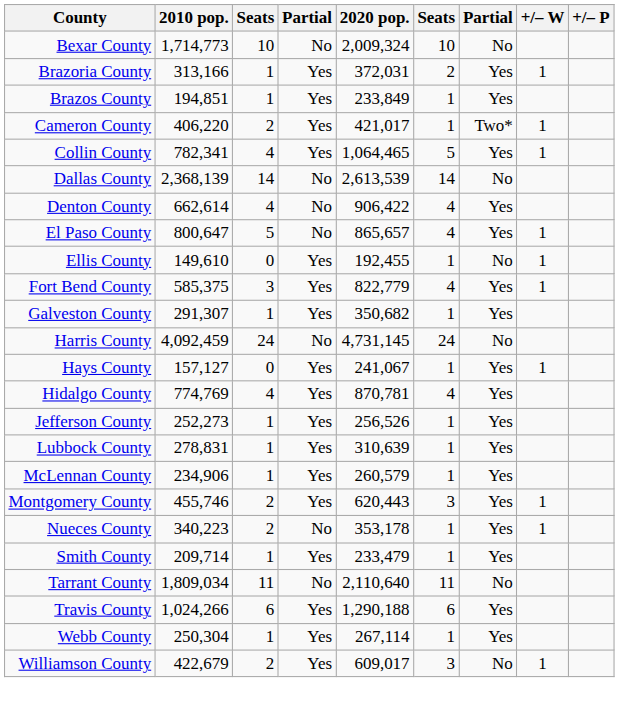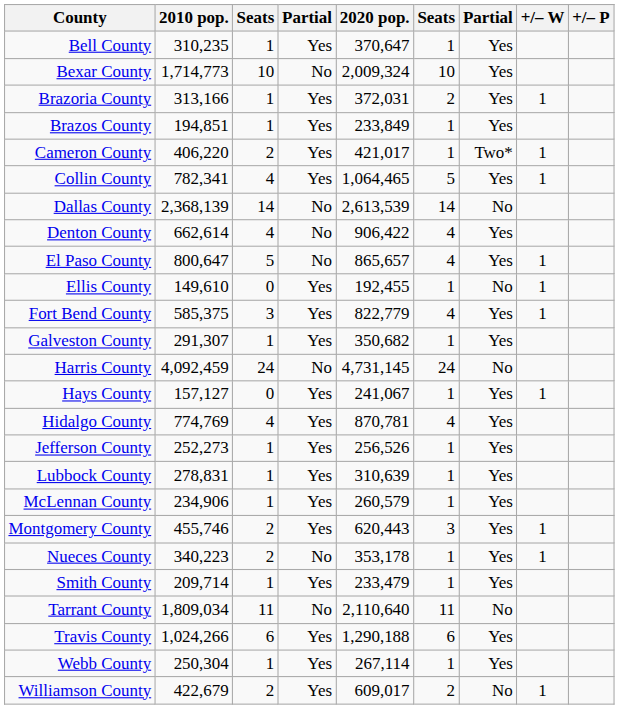+ row: (110, 44)
(502, 44) No -> (500, 71) Yes
(451, 663) 3 -> (451, 690) 2
